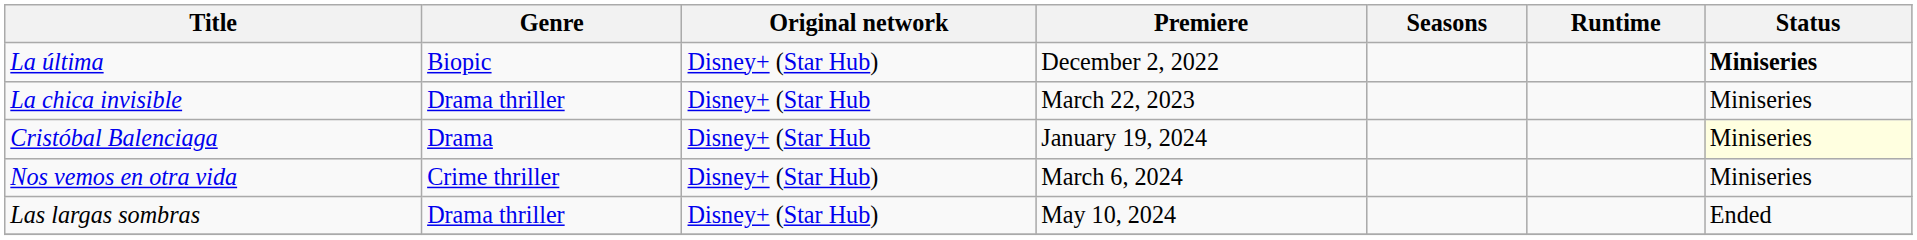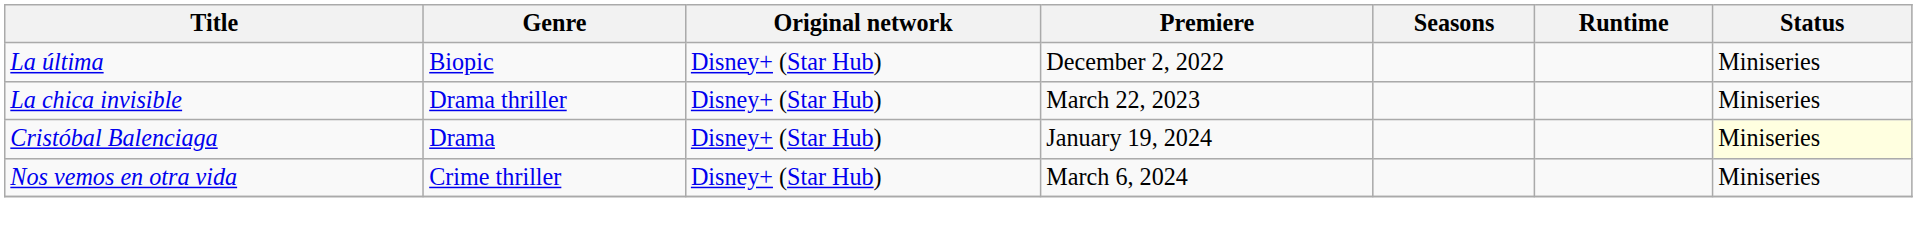(1764, 61) bold -> (1769, 61) normal
(779, 100) Disney+ (Star Hub -> (786, 100) Disney+ (Star Hub)
(779, 138) Disney+ (Star Hub -> (786, 138) Disney+ (Star Hub)
- row: (105, 215)
